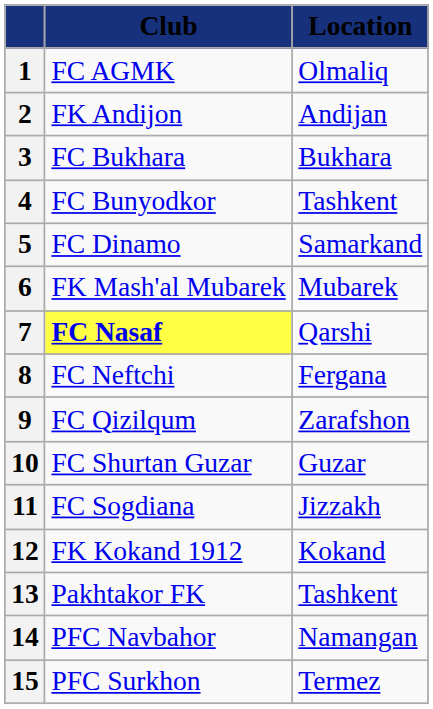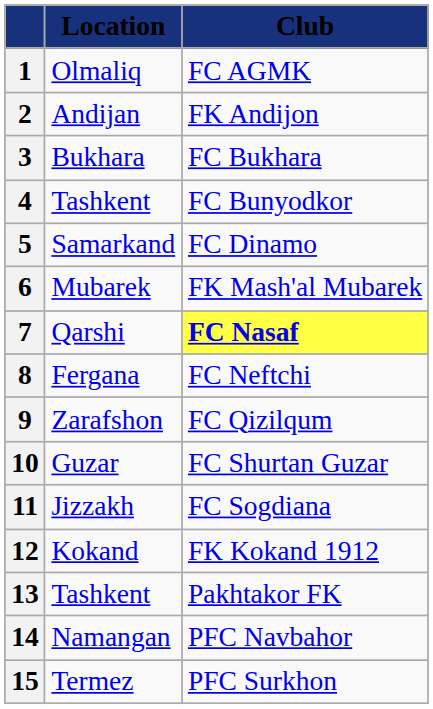columns swapped: (169, 26) <-> (360, 26)
